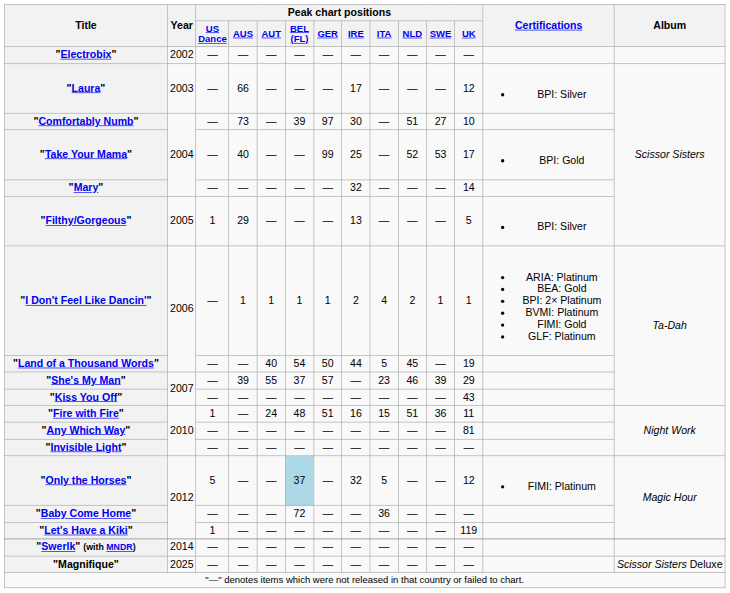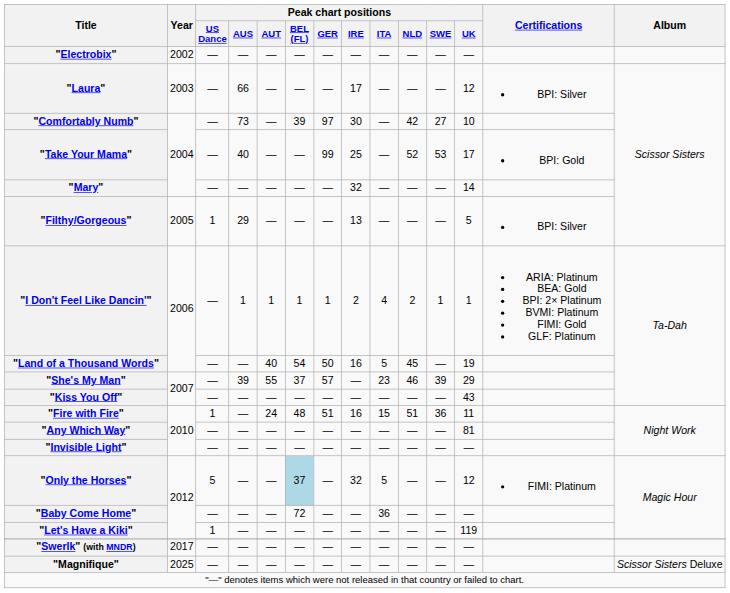(412, 121) 51 -> (412, 121) 42
(356, 363) 44 -> (356, 363) 16
(182, 547) 2014 -> (182, 547) 2017
